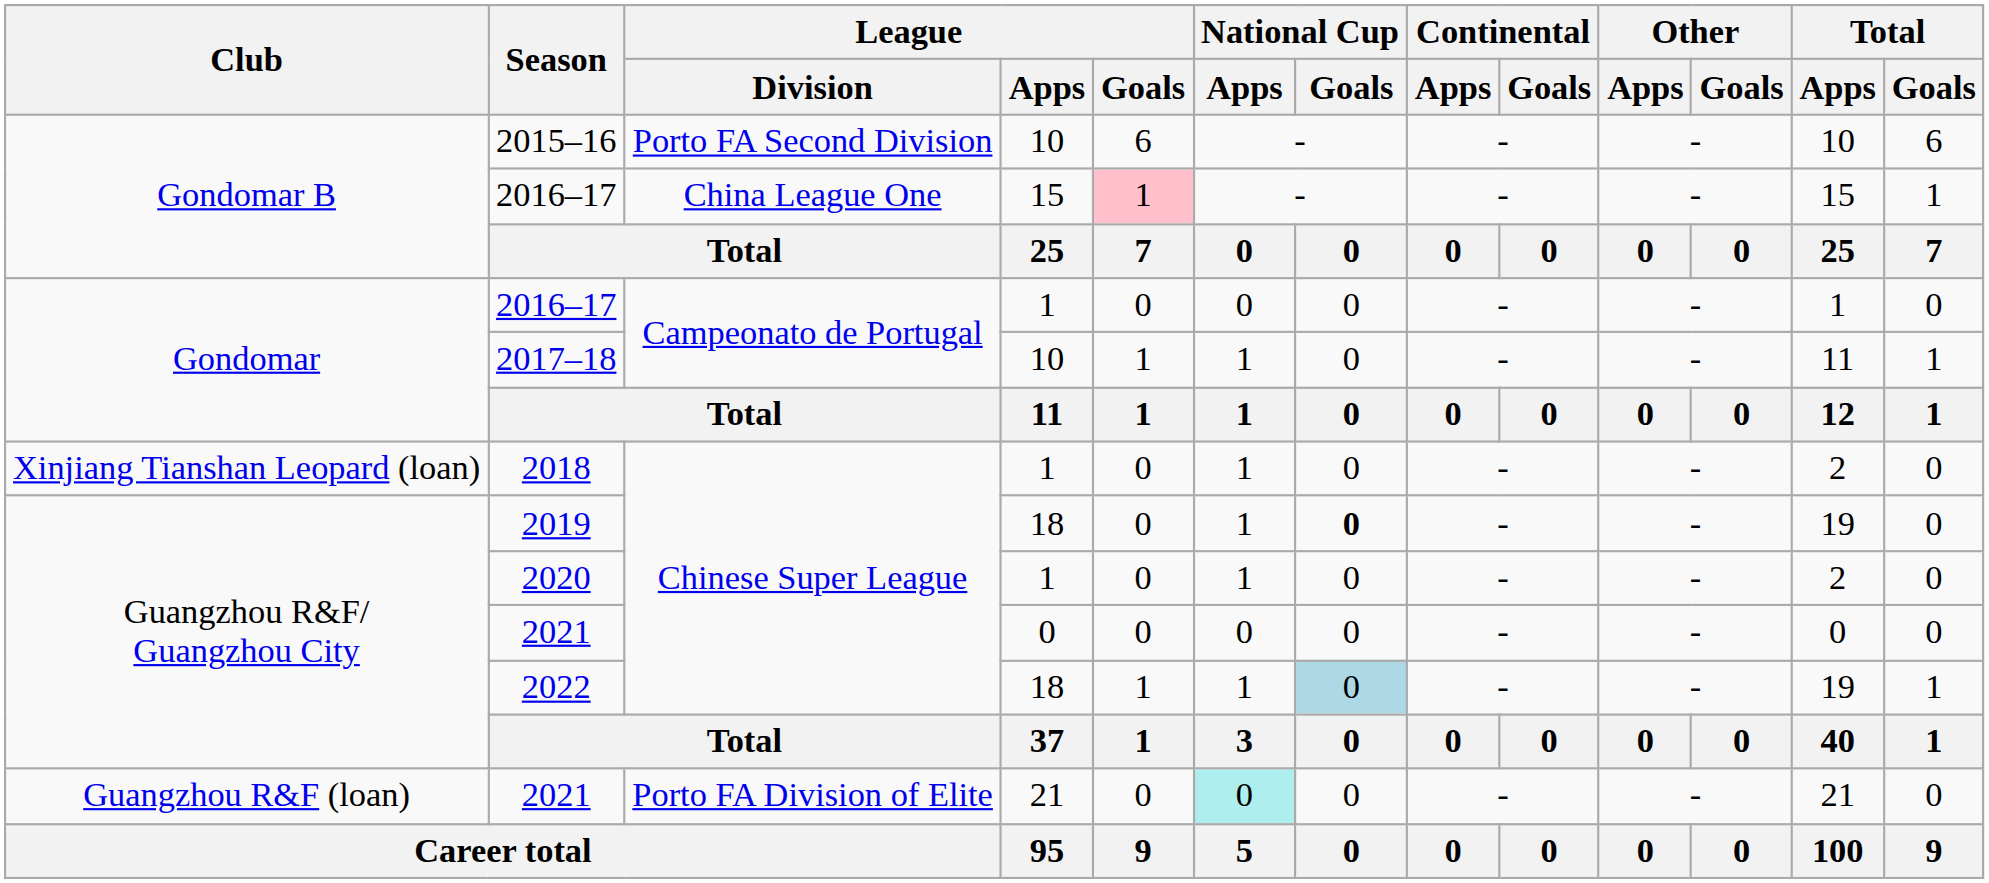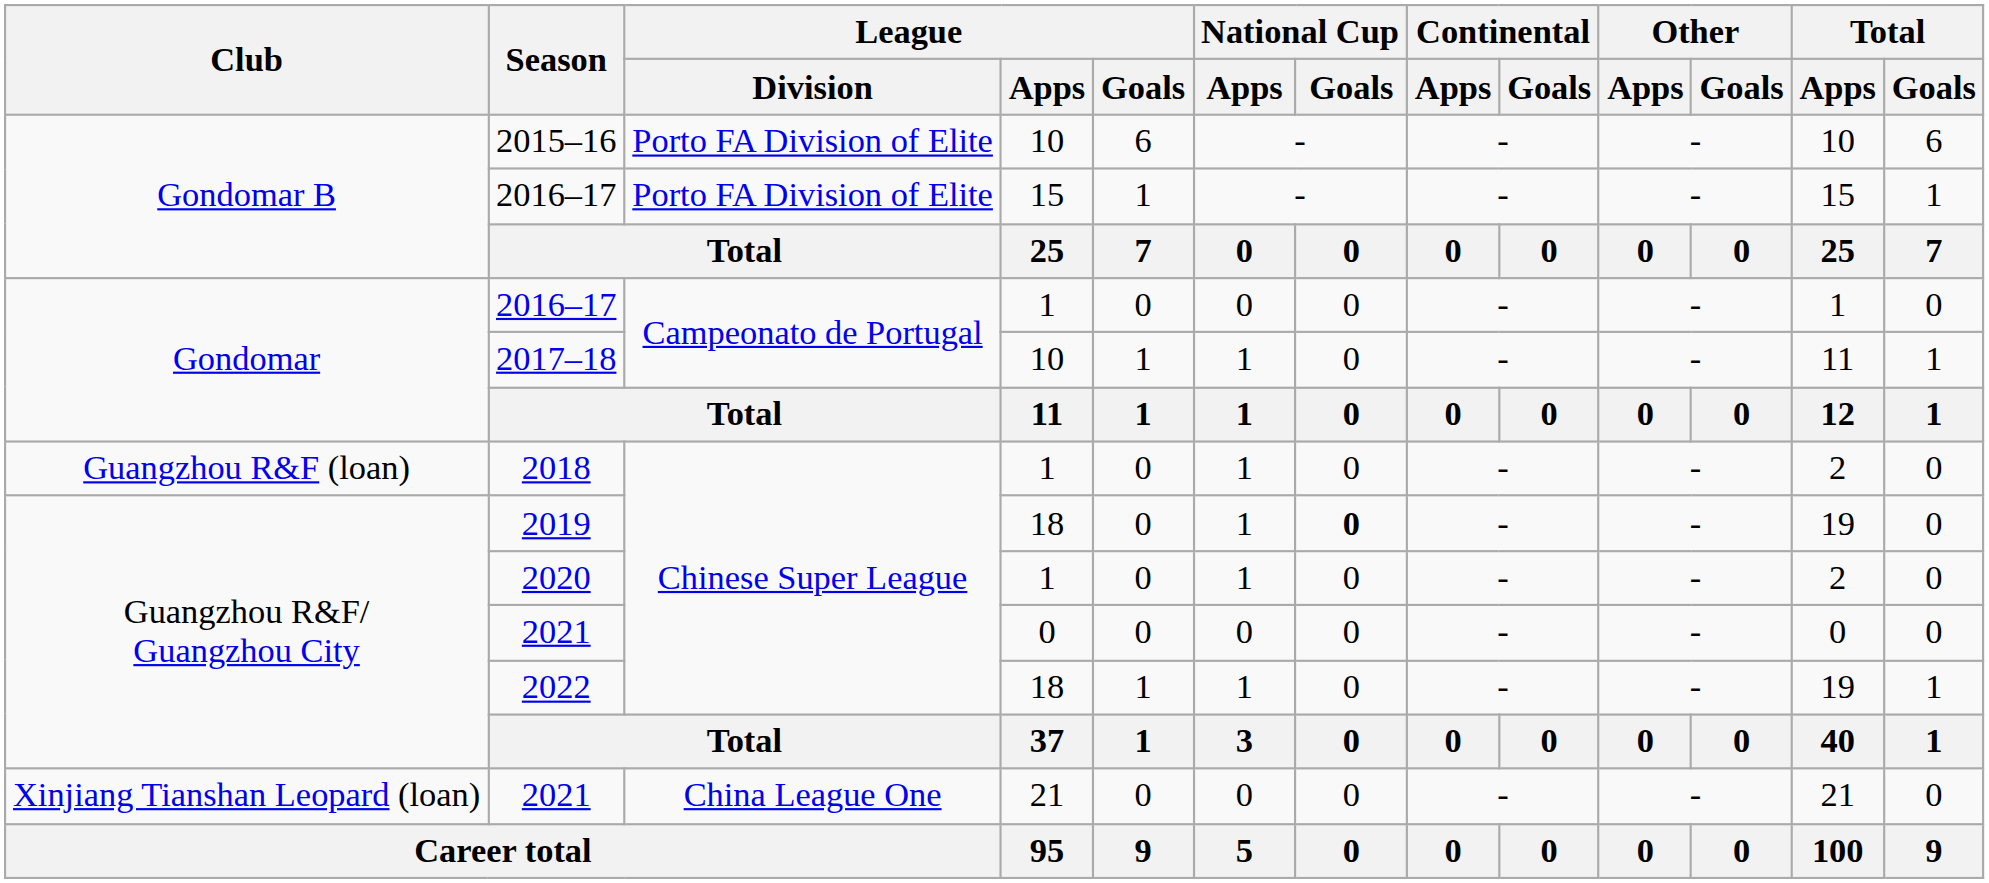(813, 140) Porto FA Second Division -> (813, 140) Porto FA Division of Elite
(813, 195) China League One -> (813, 195) Porto FA Division of Elite
(1143, 195) pink background -> (1143, 195) no background
(247, 468) Xinjiang Tianshan Leopard (loan) -> (247, 468) Guangzhou R&F (loan)
(1351, 686) lightblue background -> (1351, 686) no background
(247, 795) Guangzhou R&F (loan) -> (247, 795) Xinjiang Tianshan Leopard (loan)
(813, 795) Porto FA Division of Elite -> (813, 795) China League One
(1244, 795) paleturquoise background -> (1244, 795) no background
